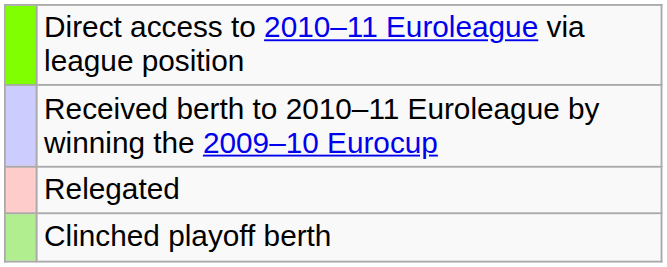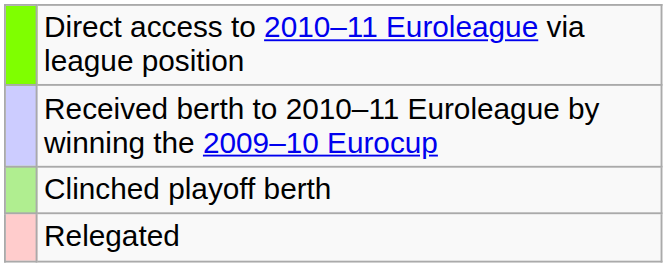rows swapped: (188, 236) <-> (112, 189)
